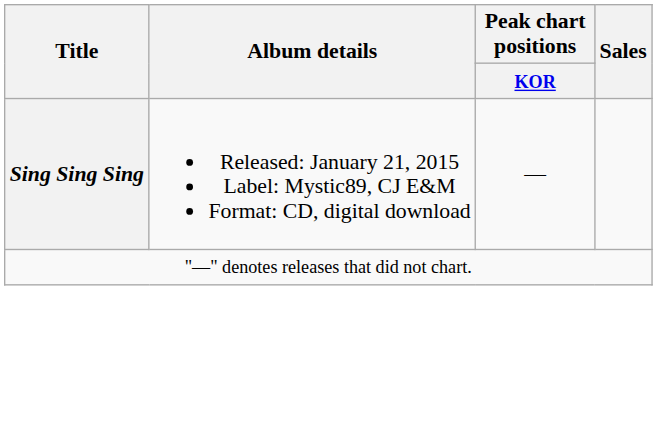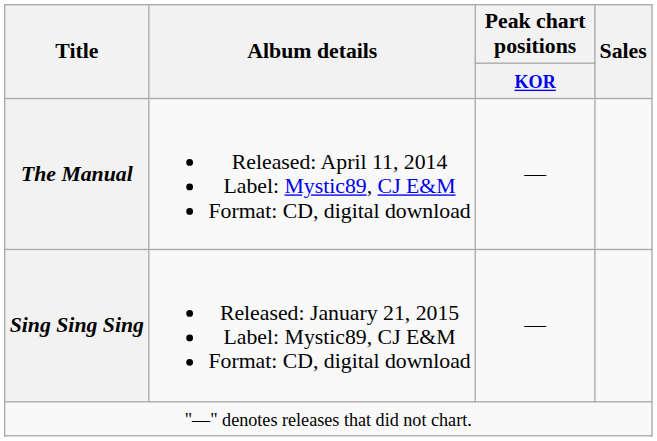+ row: (77, 173)
